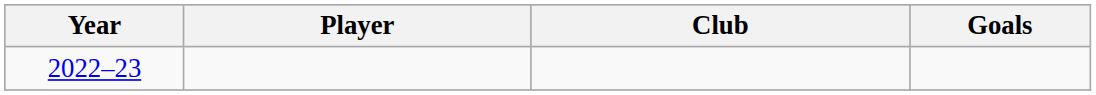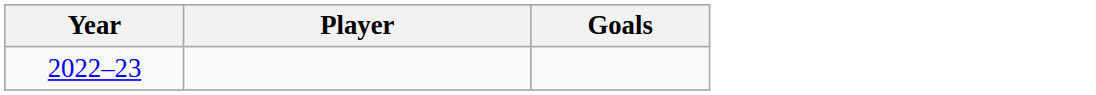- column: (720, 25)
